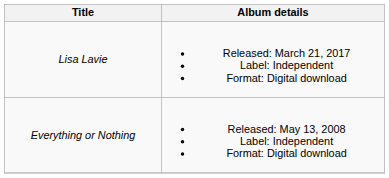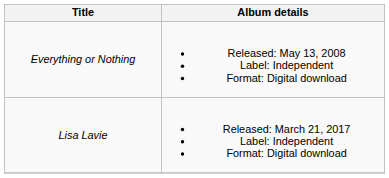rows swapped: (83, 135) <-> (83, 59)
